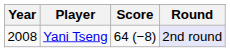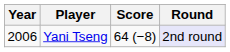(22, 36) 2008 -> (22, 36) 2006
